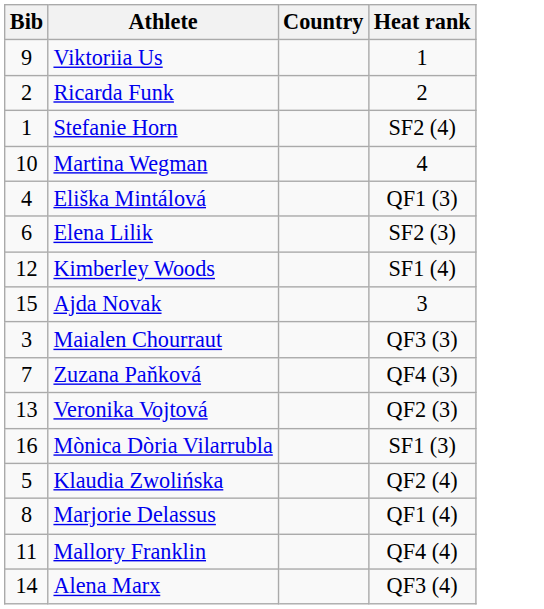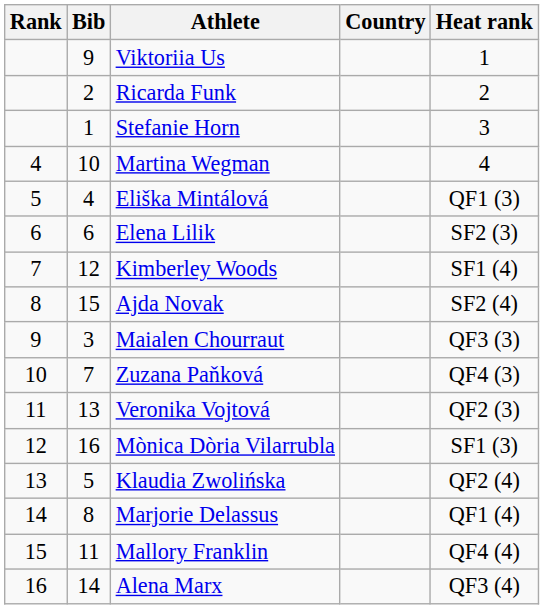+ column: (36, 22)
(422, 127) SF2 (4) -> (484, 127) 3
(422, 304) 3 -> (484, 304) SF2 (4)
